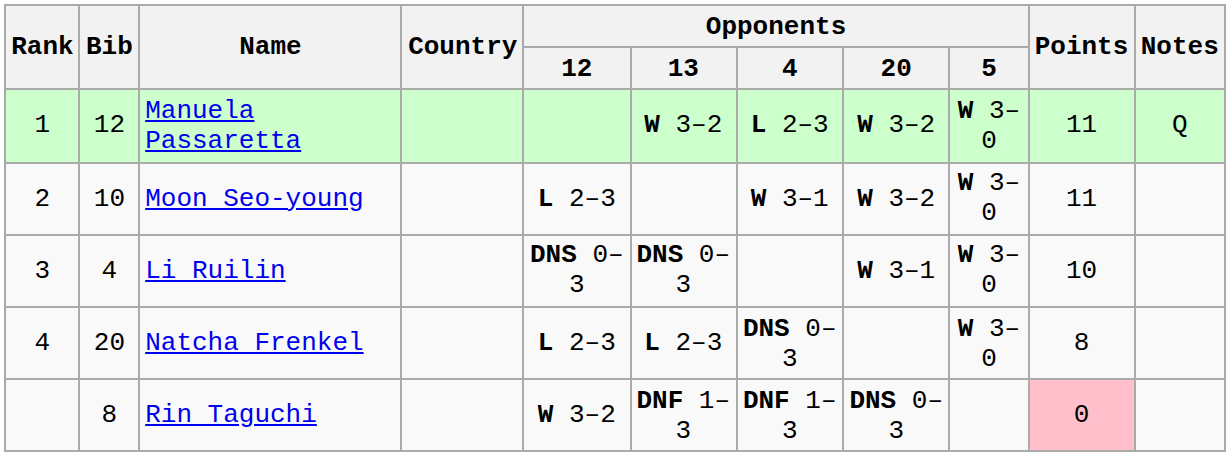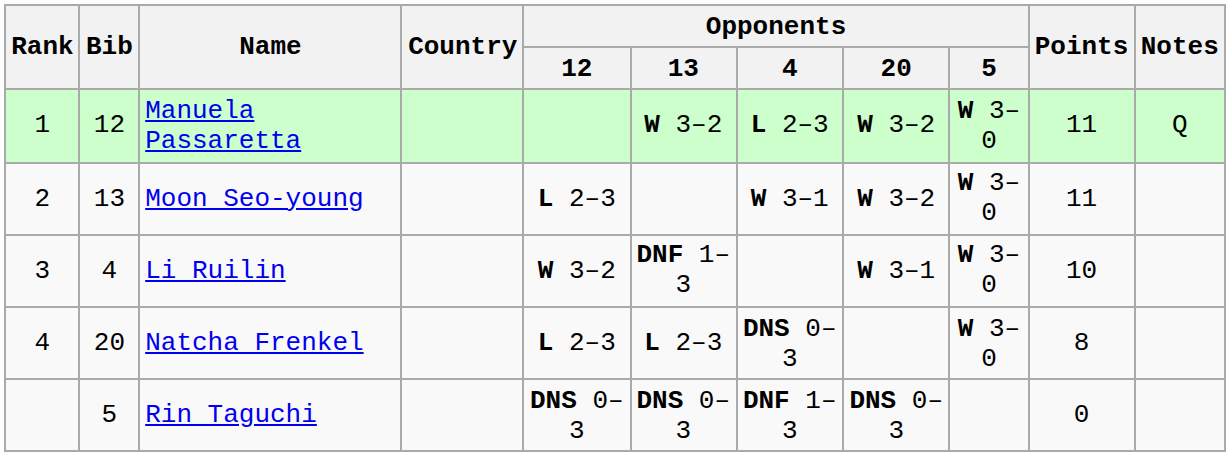(109, 198) 10 -> (109, 198) 13
(577, 271) DNS 0–3 -> (577, 271) W 3–2
(683, 271) DNS 0–3 -> (683, 271) DNF 1–3
(109, 415) 8 -> (109, 415) 5
(577, 415) W 3–2 -> (577, 415) DNS 0–3
(683, 415) DNF 1–3 -> (683, 415) DNS 0–3
(1082, 415) pink background -> (1082, 415) no background
